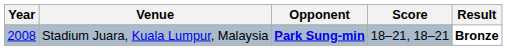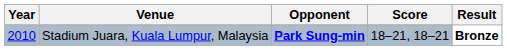(22, 35) 2008 -> (22, 35) 2010
